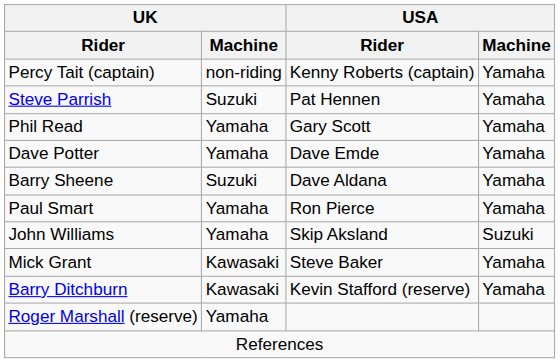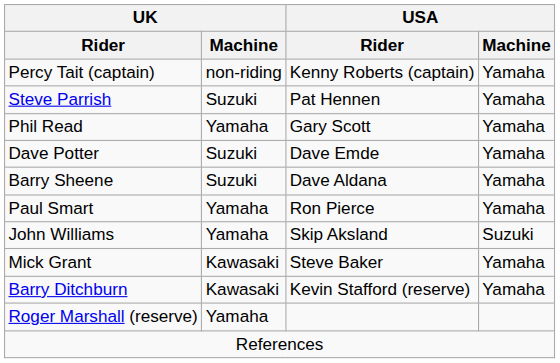(237, 153) Yamaha -> (231, 153) Suzuki
